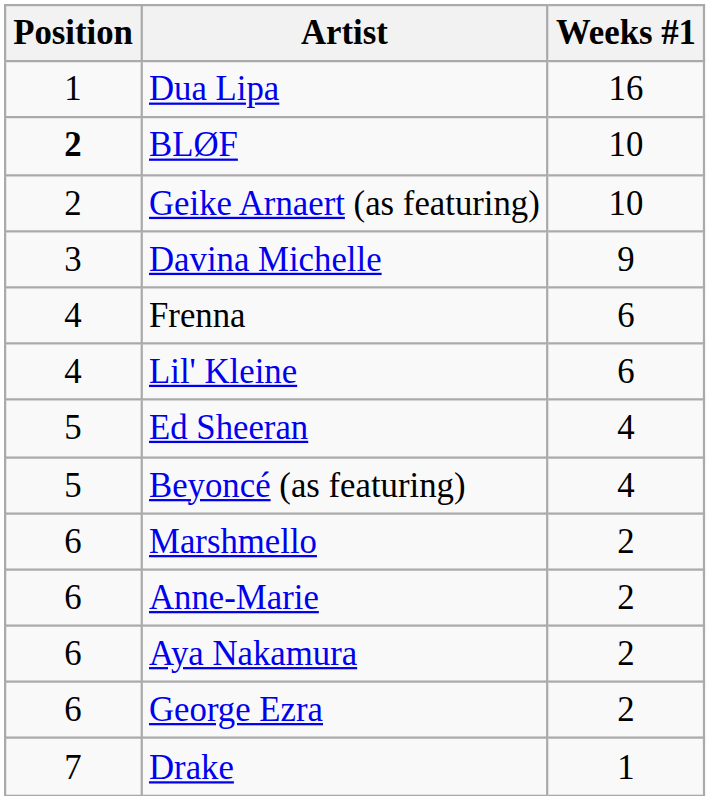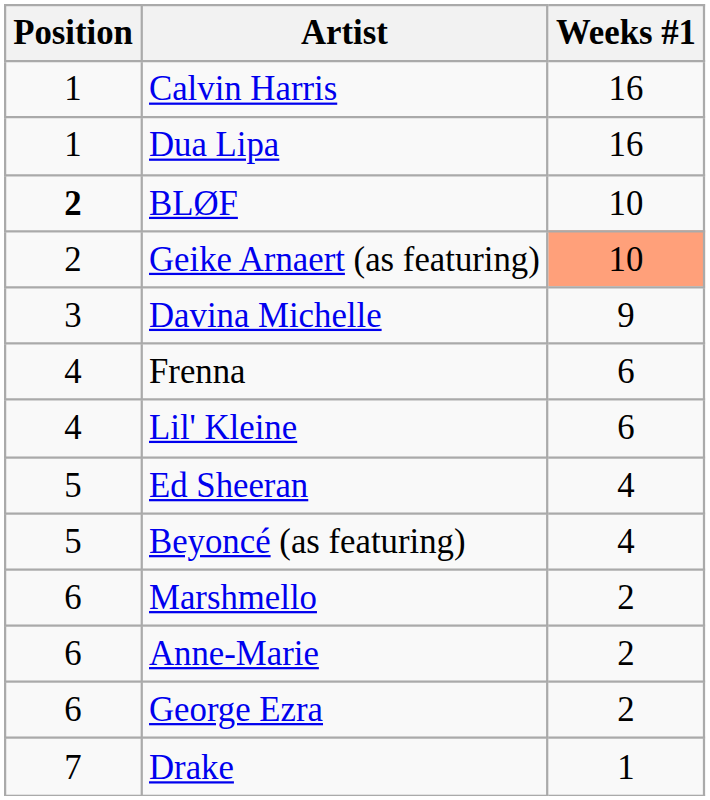+ row: (243, 88)
(626, 201) no background -> (626, 257) lightsalmon background
- row: (253, 652)
